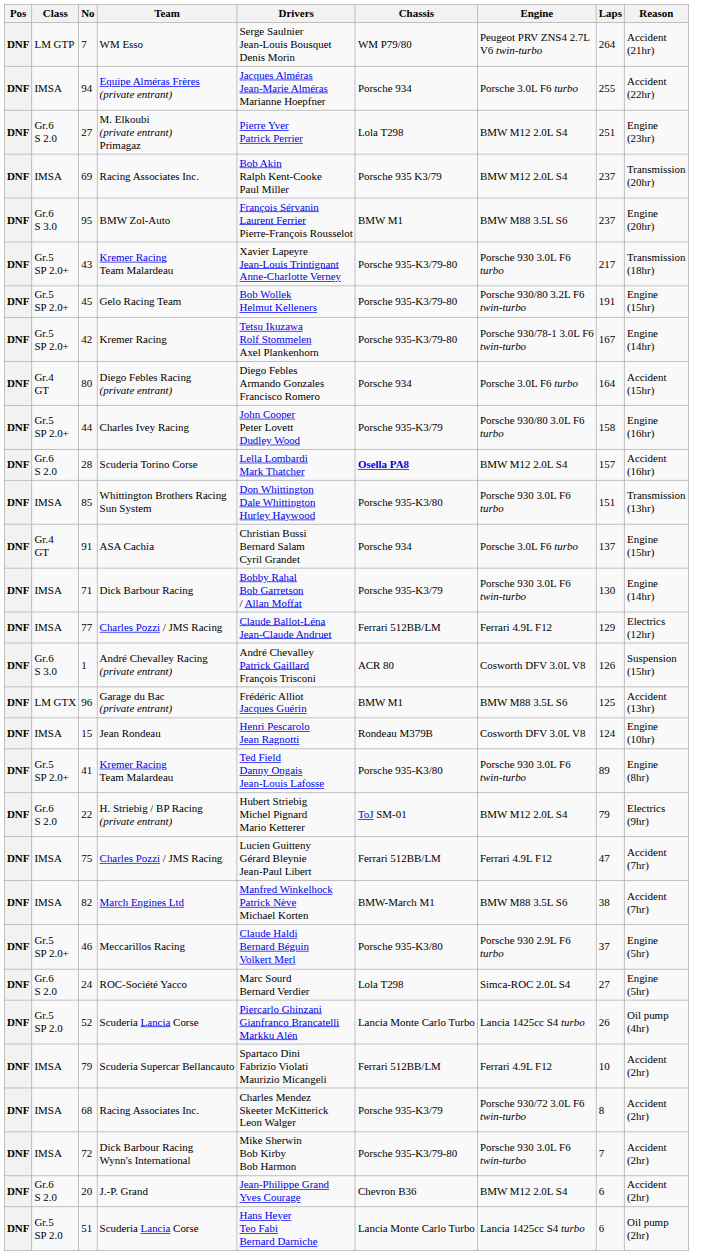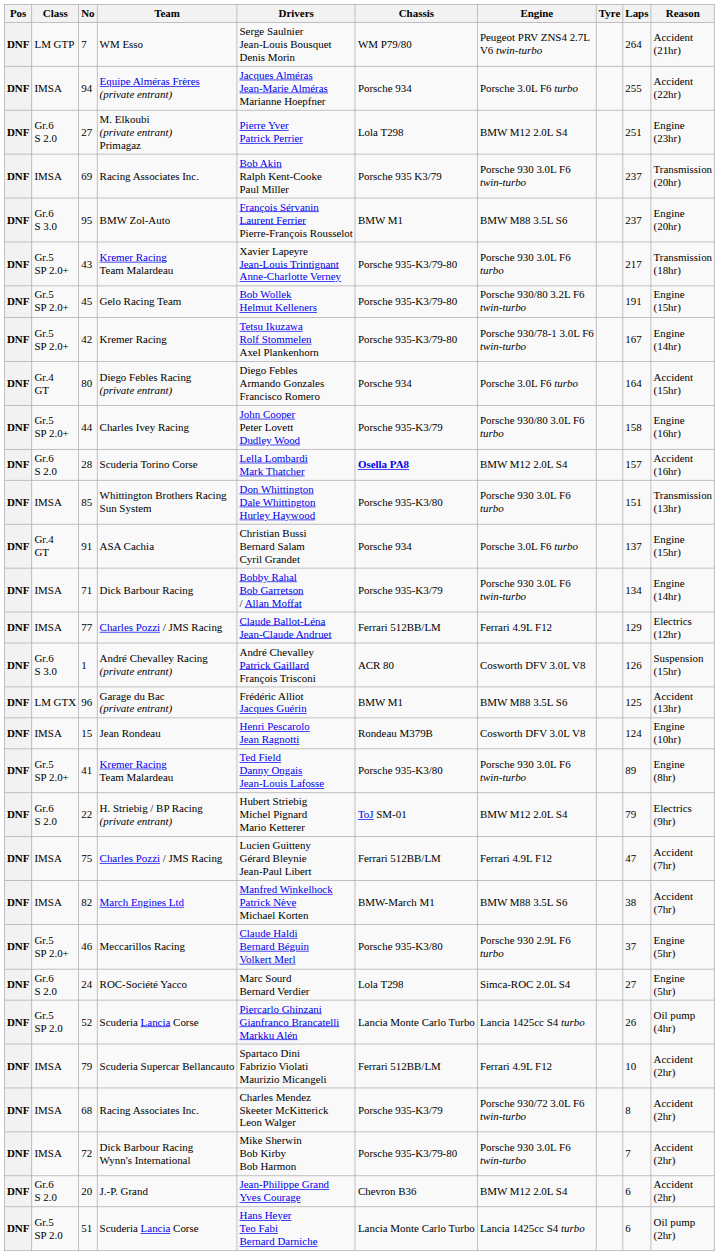+ column: (610, 13)
(524, 176) BMW M12 2.0L S4 -> (525, 176) Porsche 930 3.0L F6 twin-turbo
(607, 590) 130 -> (634, 590) 134
